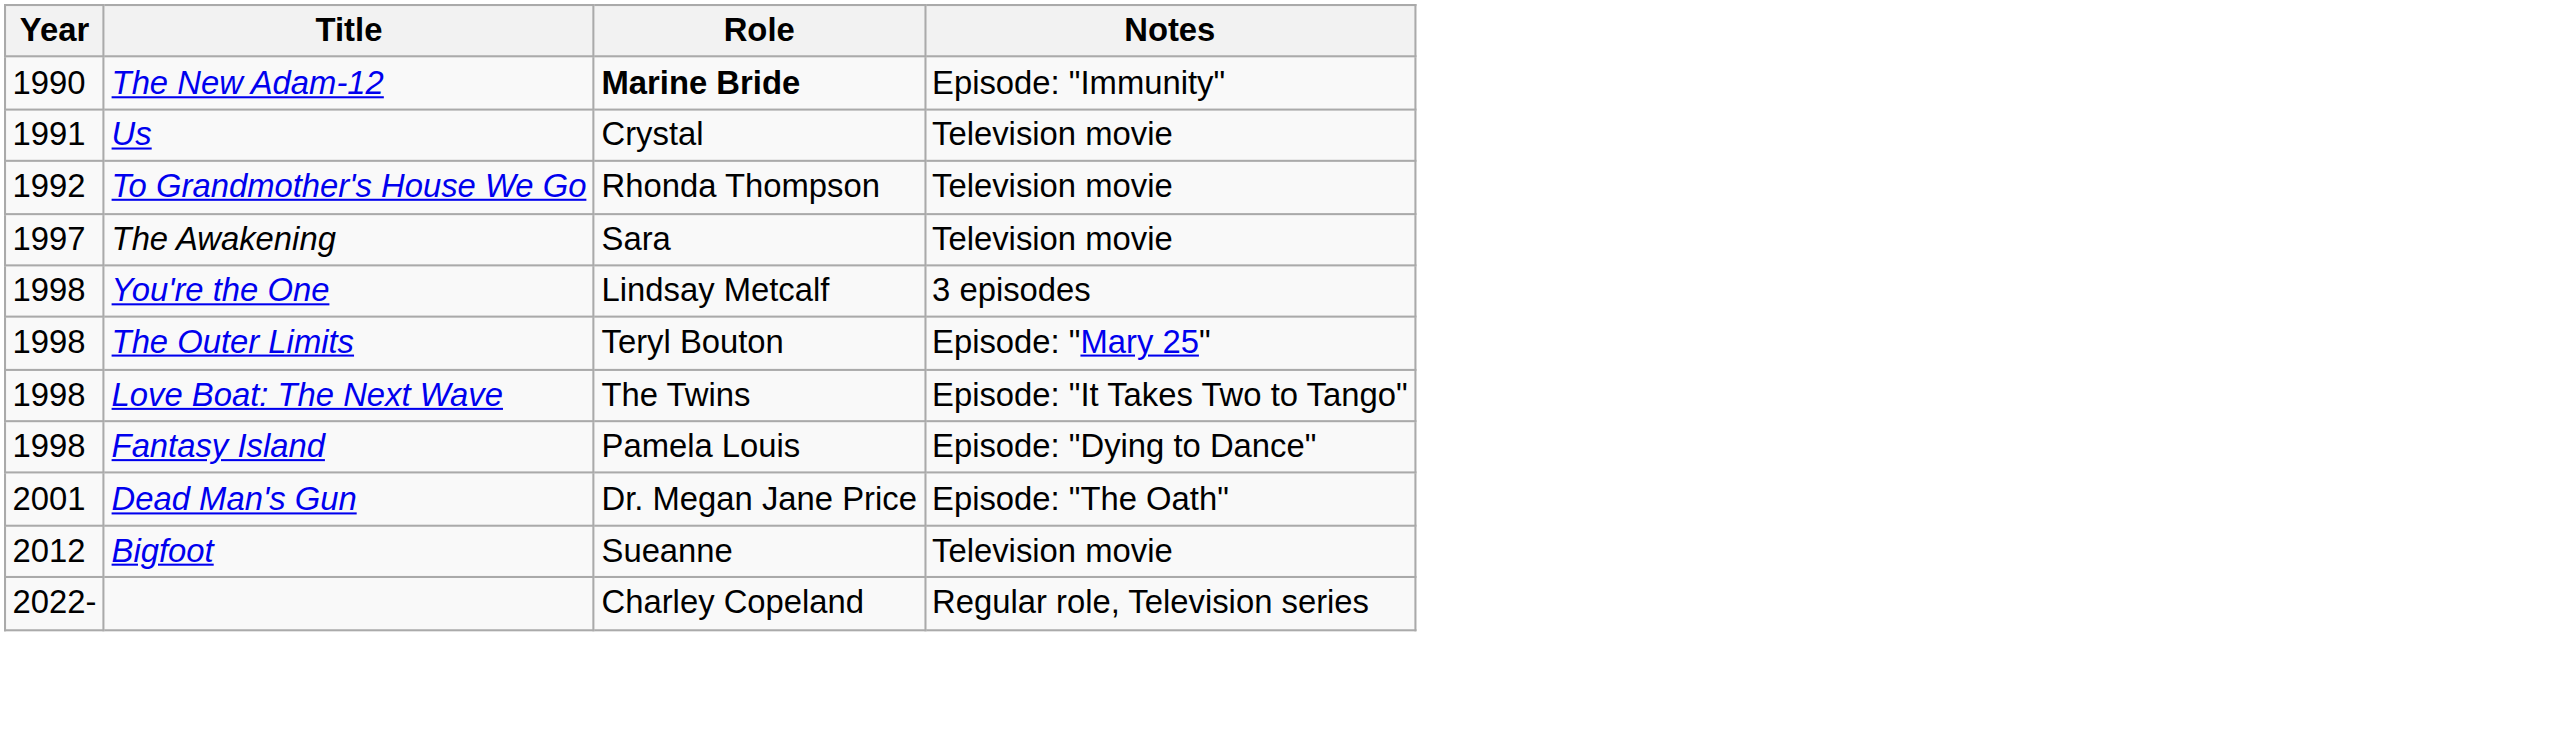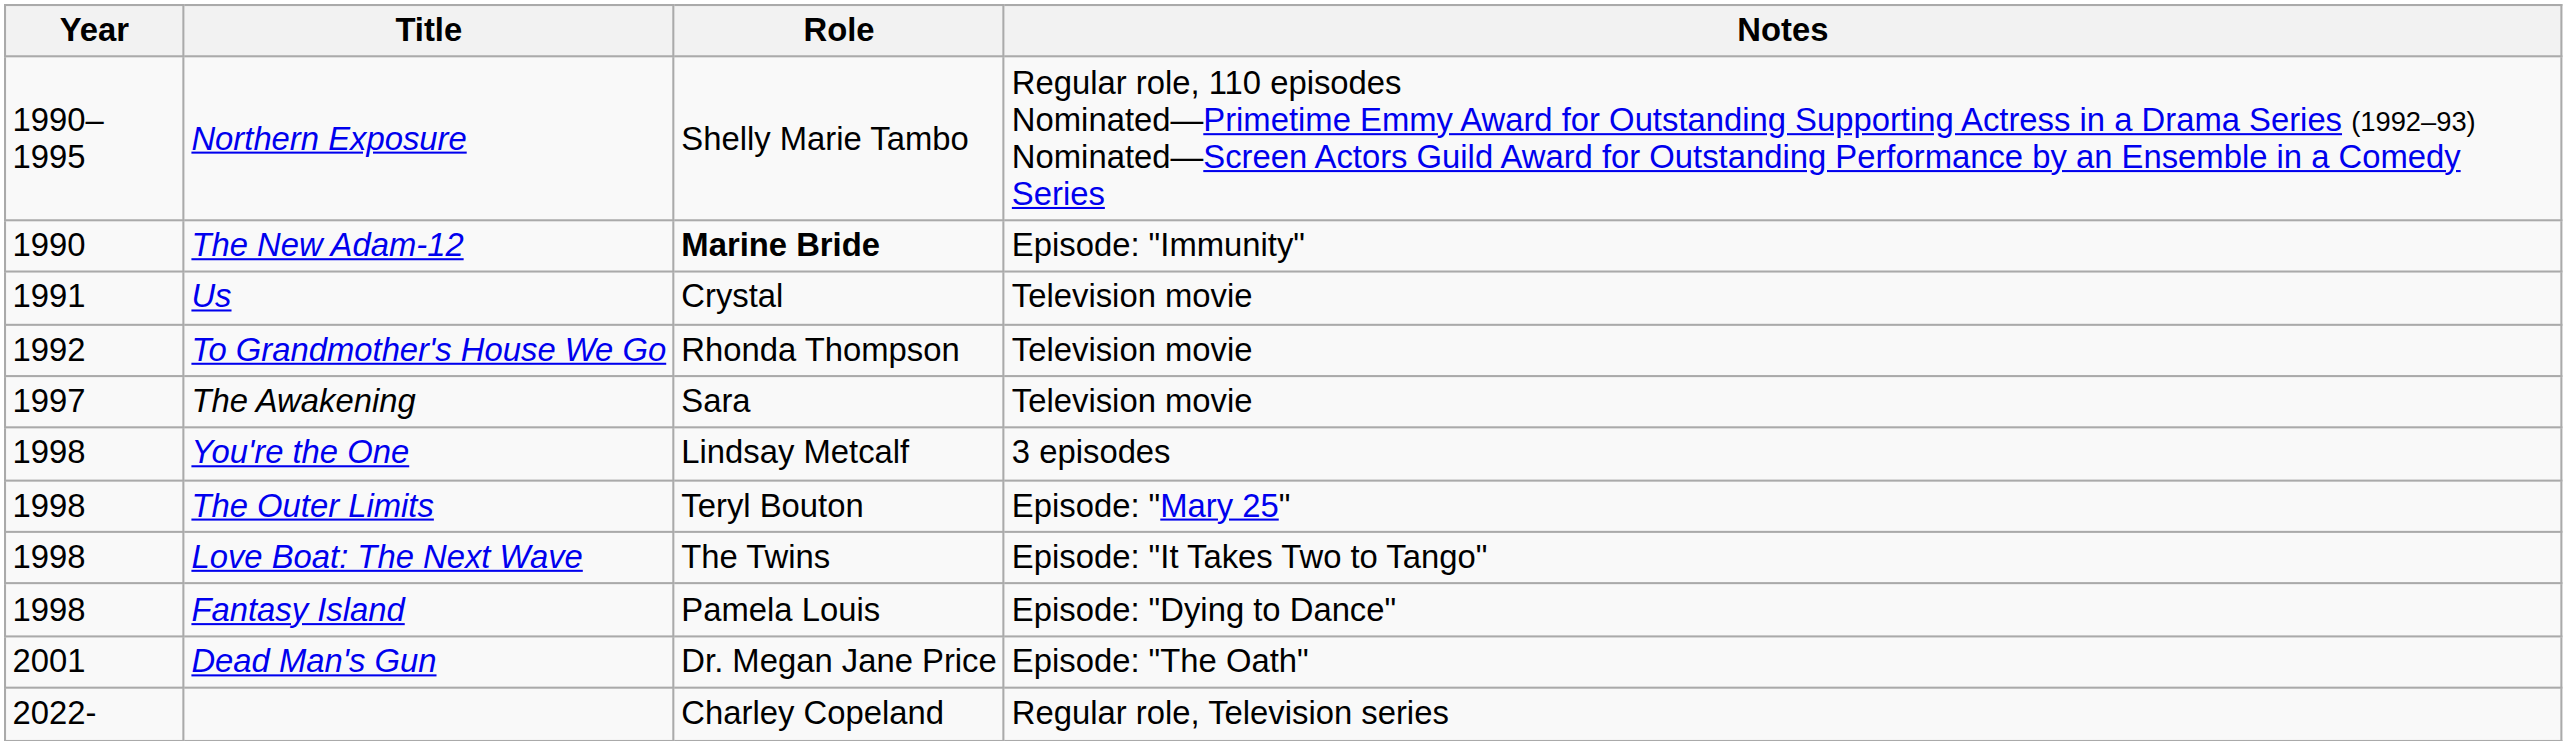+ row: (329, 137)
- row: (163, 550)
